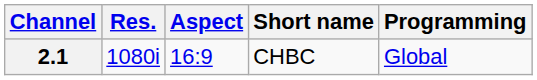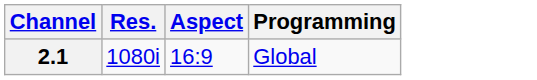- column: (314, 21)
